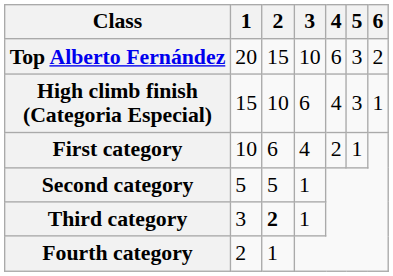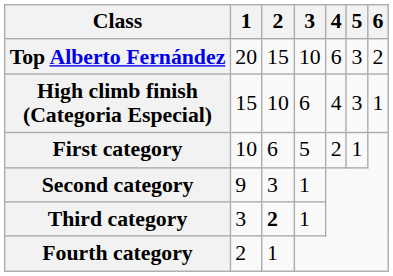(304, 149) 4 -> (304, 149) 5
(241, 184) 5 -> (241, 184) 9
(273, 184) 5 -> (273, 184) 3
